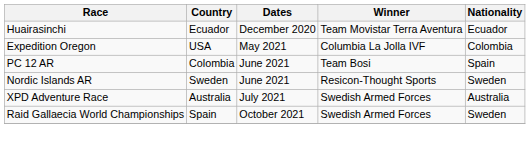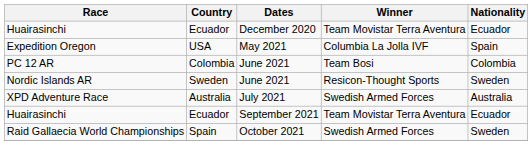(490, 47) Colombia -> (484, 47) Spain
(481, 64) Spain -> (493, 64) Colombia
+ row: (36, 115)
